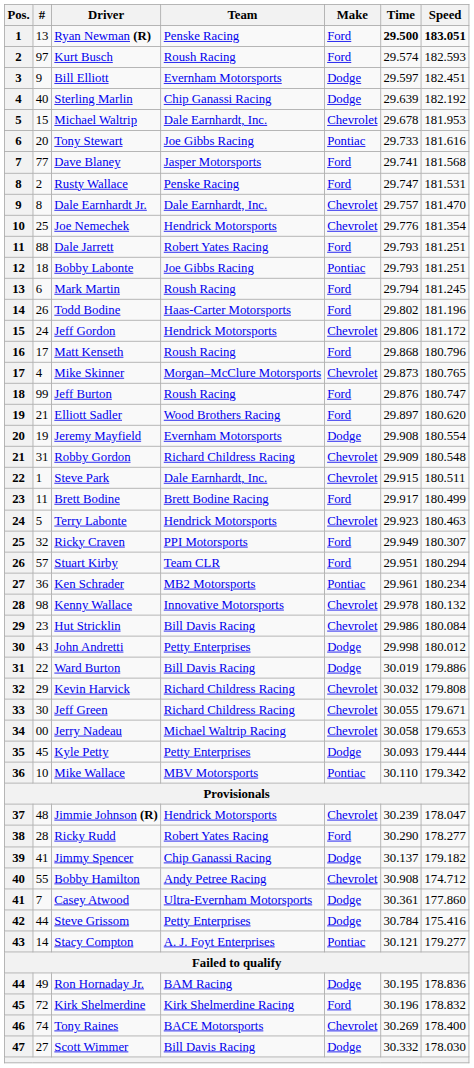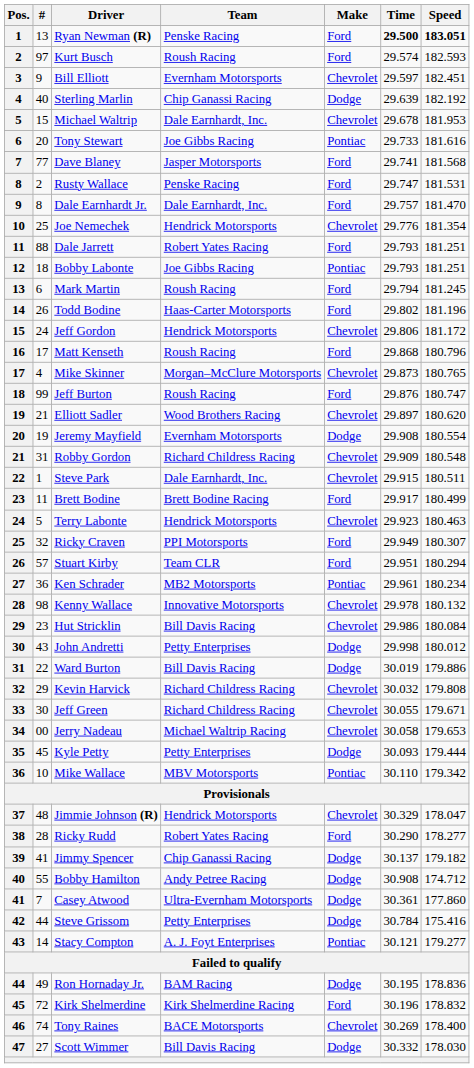(344, 78) Dodge -> (352, 78) Chevrolet
(352, 204) Chevrolet -> (339, 204) Ford
(339, 415) Ford -> (352, 415) Chevrolet
(401, 815) 30.239 -> (401, 815) 30.329
(352, 878) Chevrolet -> (344, 878) Dodge
